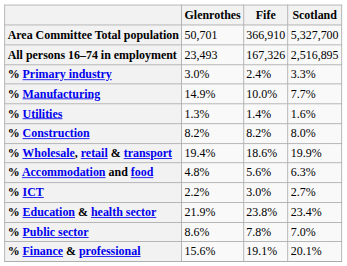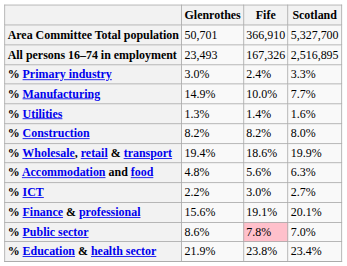rows swapped: (74, 251) <-> (82, 212)
(259, 232) no background -> (259, 232) pink background
